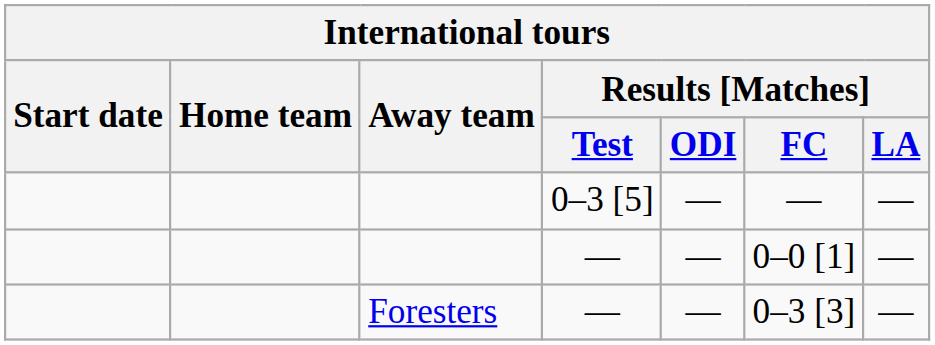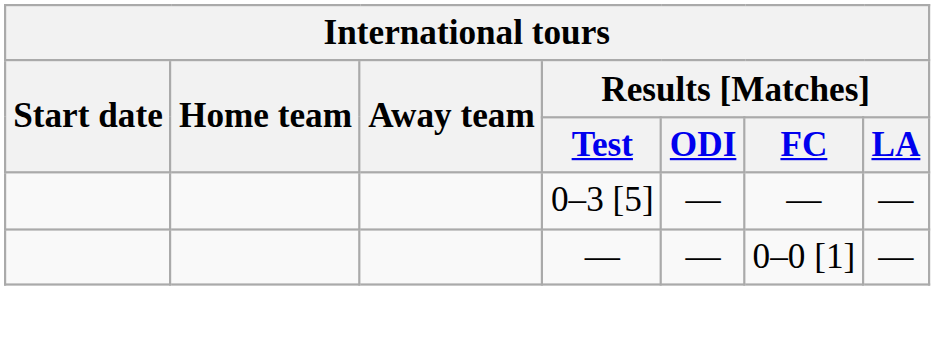- row: (433, 311)
